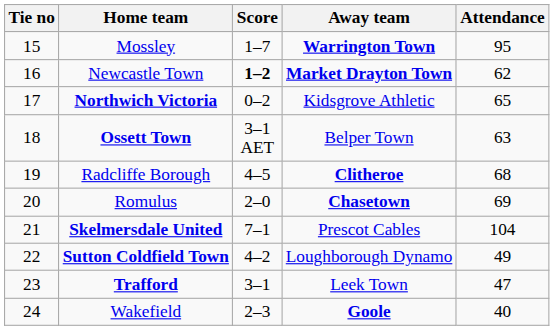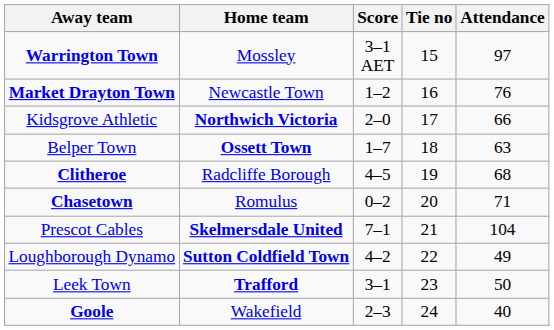columns swapped: (32, 18) <-> (369, 18)
(257, 45) 1–7 -> (378, 55) 3–1 AET
(503, 45) 95 -> (503, 55) 97
(257, 73) bold -> (378, 92) normal
(503, 73) 62 -> (503, 92) 76
(257, 100) 0–2 -> (378, 119) 2–0
(503, 100) 65 -> (503, 119) 66
(257, 137) 3–1 AET -> (378, 147) 1–7
(257, 202) 2–0 -> (378, 202) 0–2
(503, 202) 69 -> (503, 202) 71
(503, 284) 47 -> (503, 284) 50
